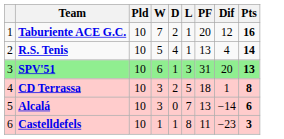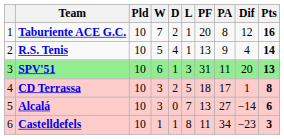+ column: (225, 13)
